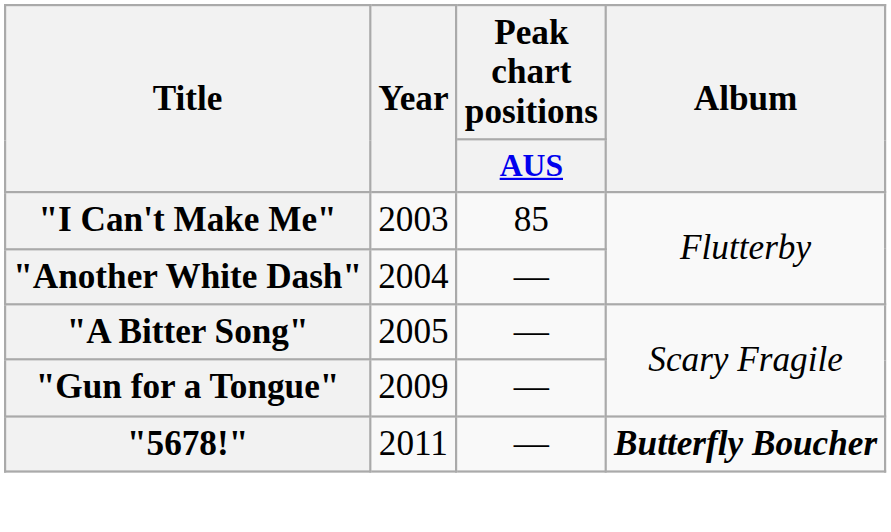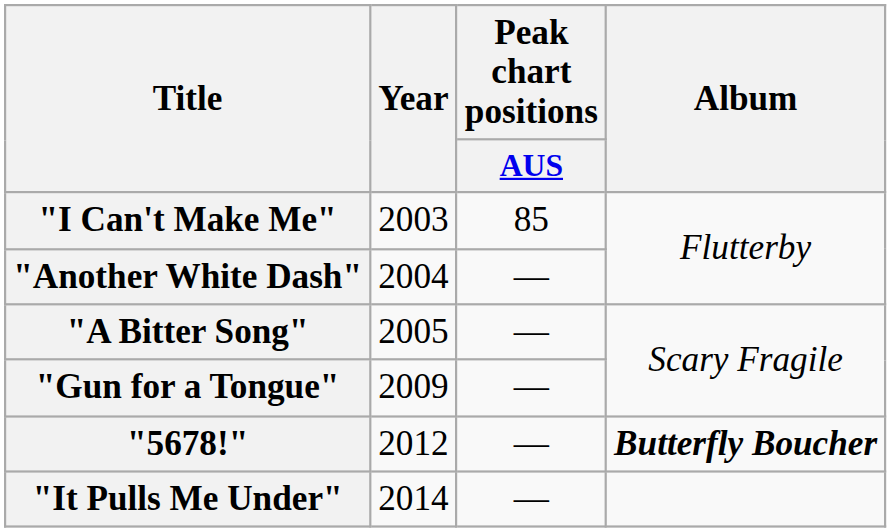(413, 442) 2011 -> (413, 442) 2012
+ row: (188, 498)
